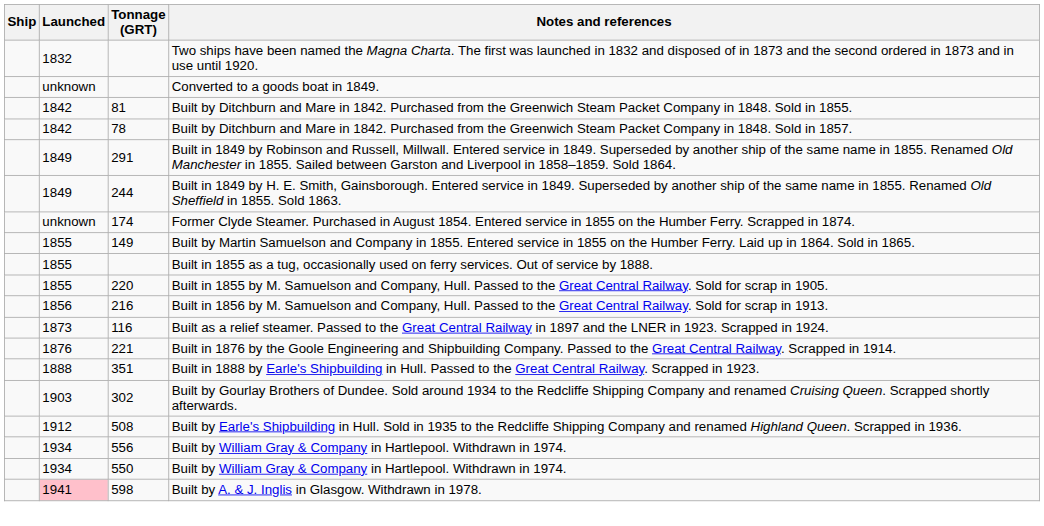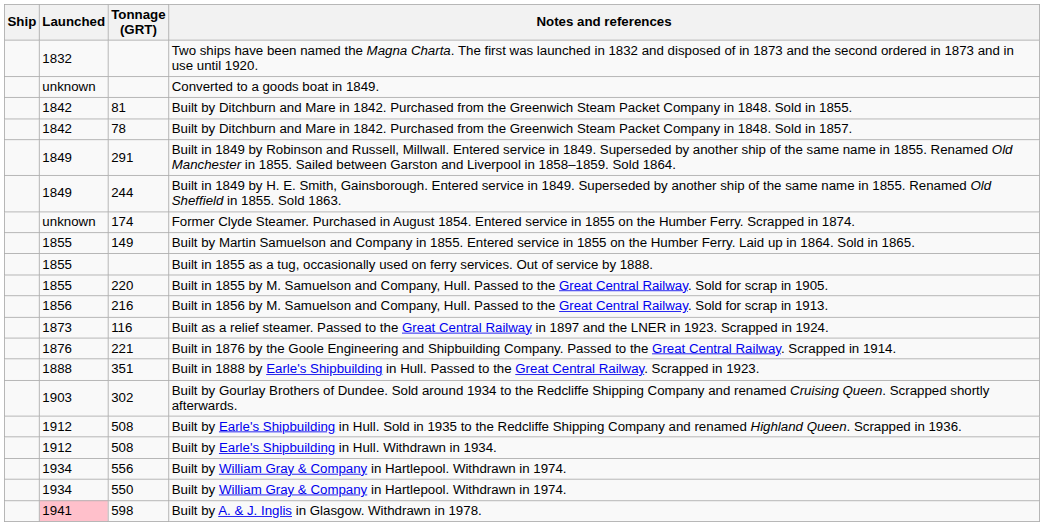+ row: (122, 447)
